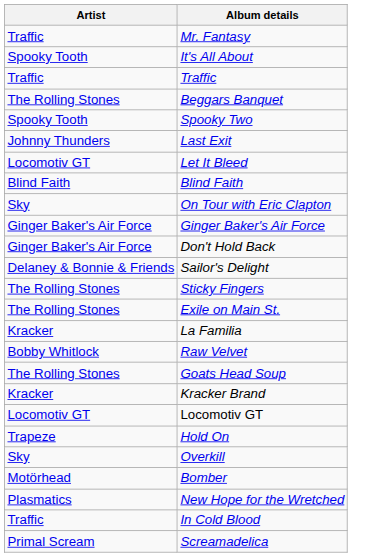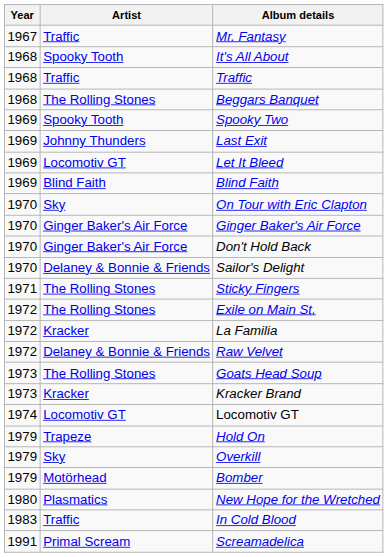+ column: (22, 15)
(53, 352) Bobby Whitlock -> (127, 352) Delaney & Bonnie & Friends
